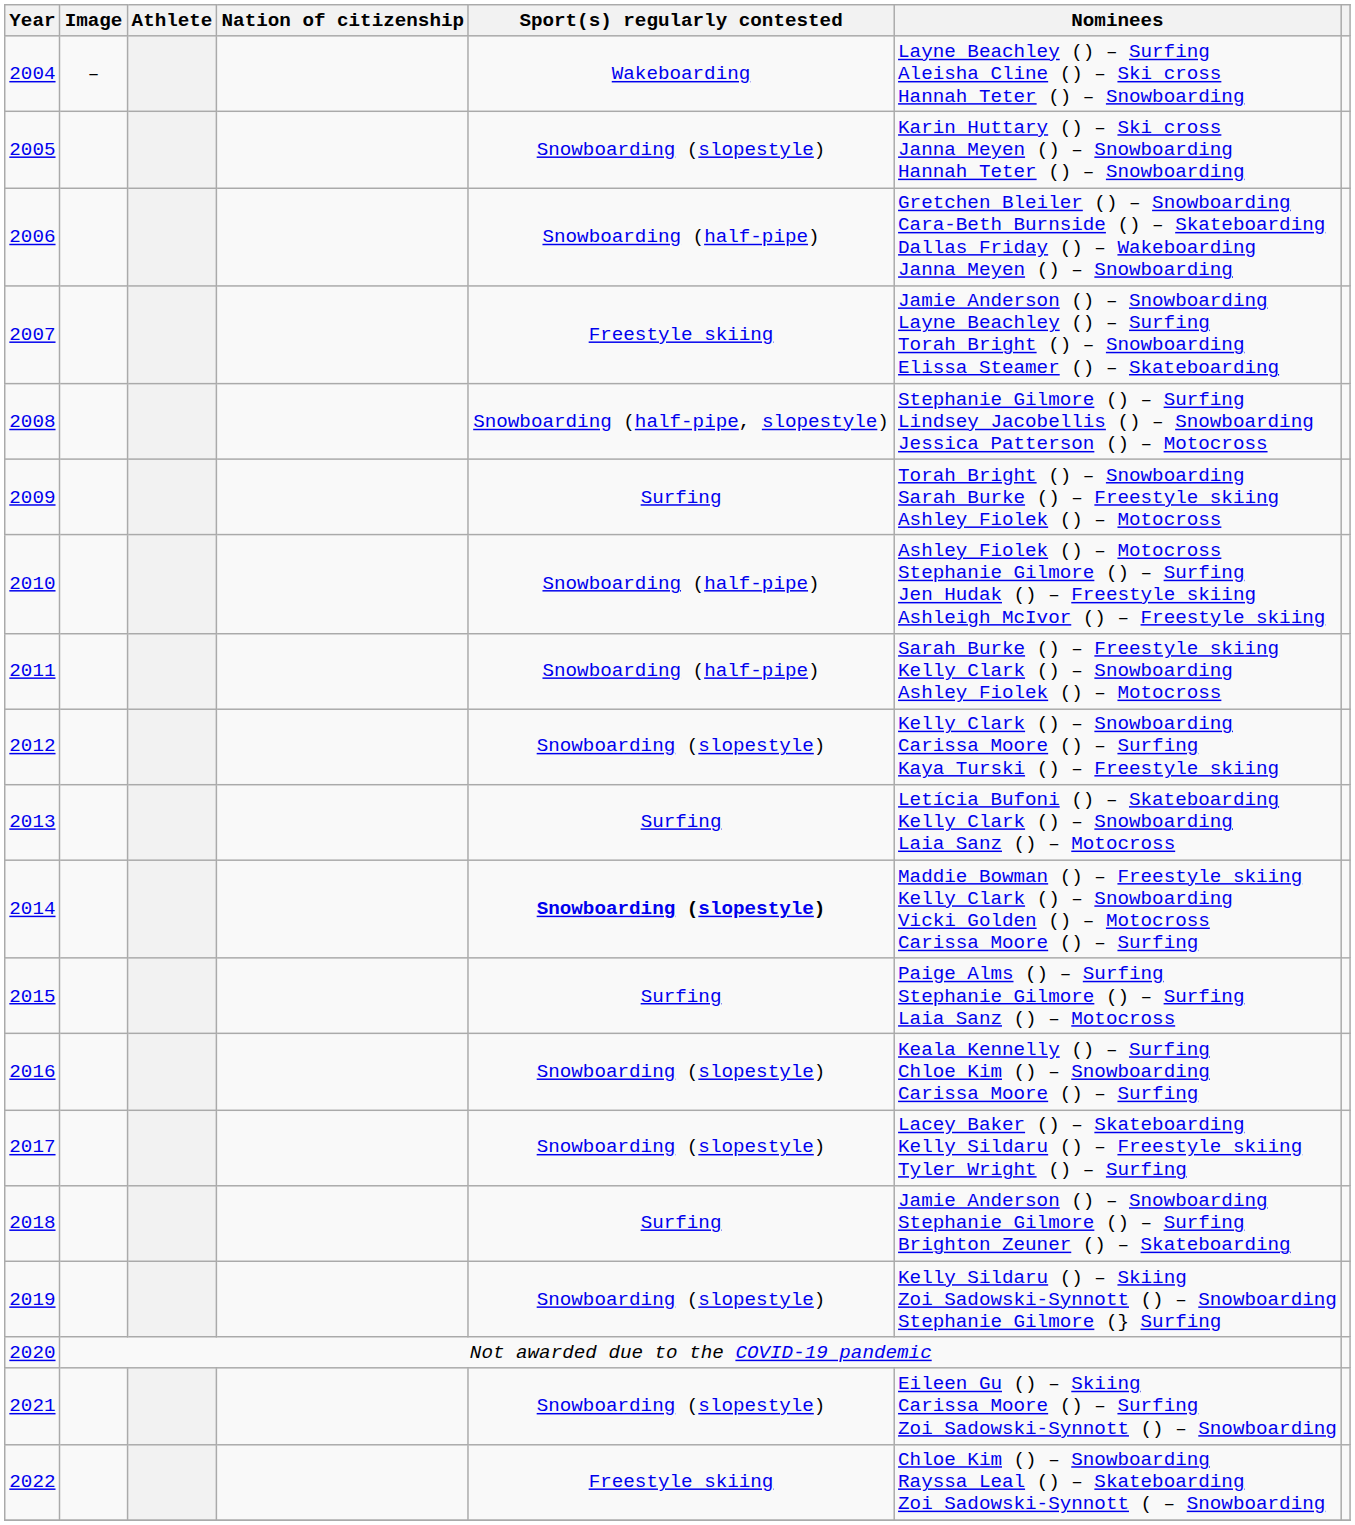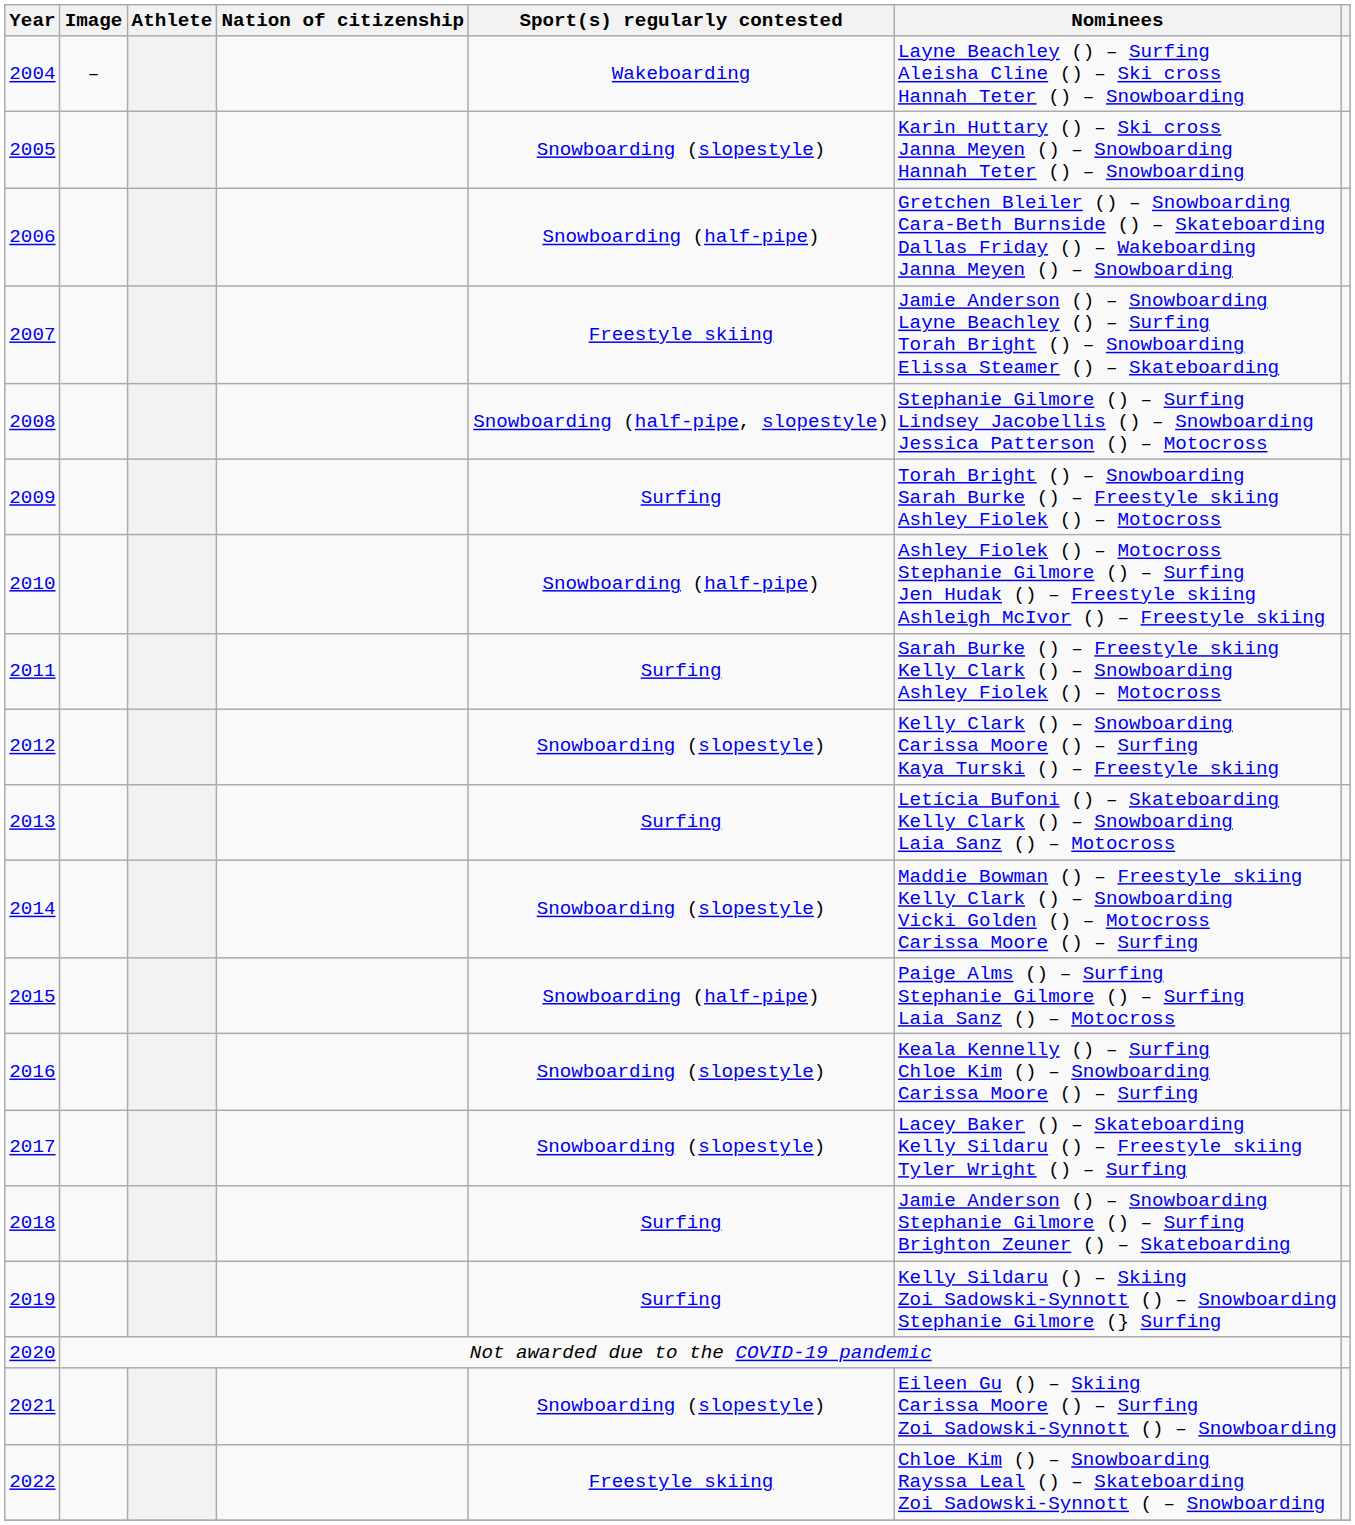(681, 671) Snowboarding (half-pipe) -> (681, 671) Surfing
(681, 909) bold -> (681, 909) normal
(681, 996) Surfing -> (681, 996) Snowboarding (half-pipe)
(681, 1299) Snowboarding (slopestyle) -> (681, 1299) Surfing
